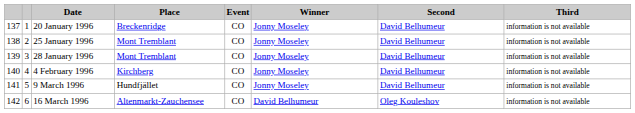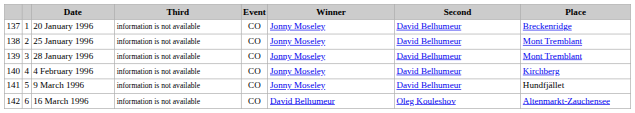columns swapped: (169, 11) <-> (567, 11)
